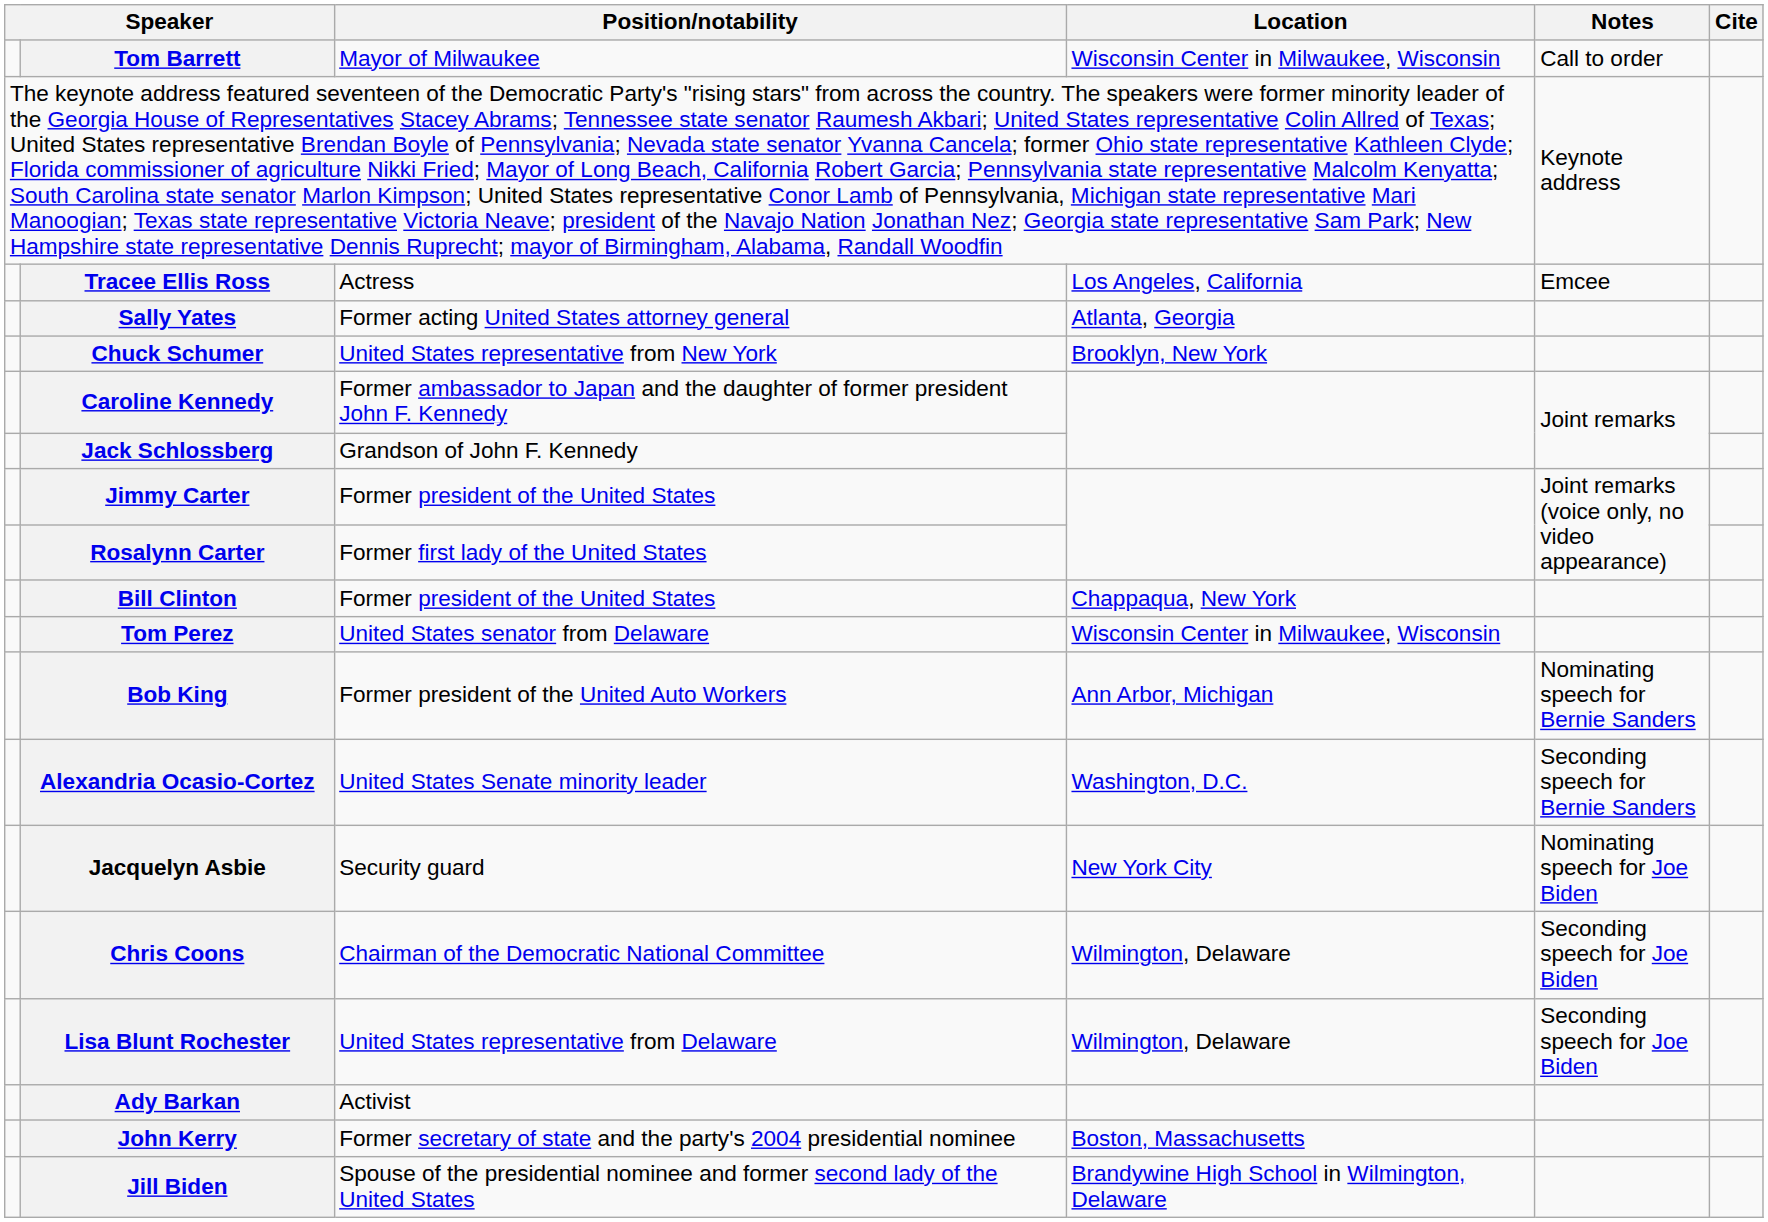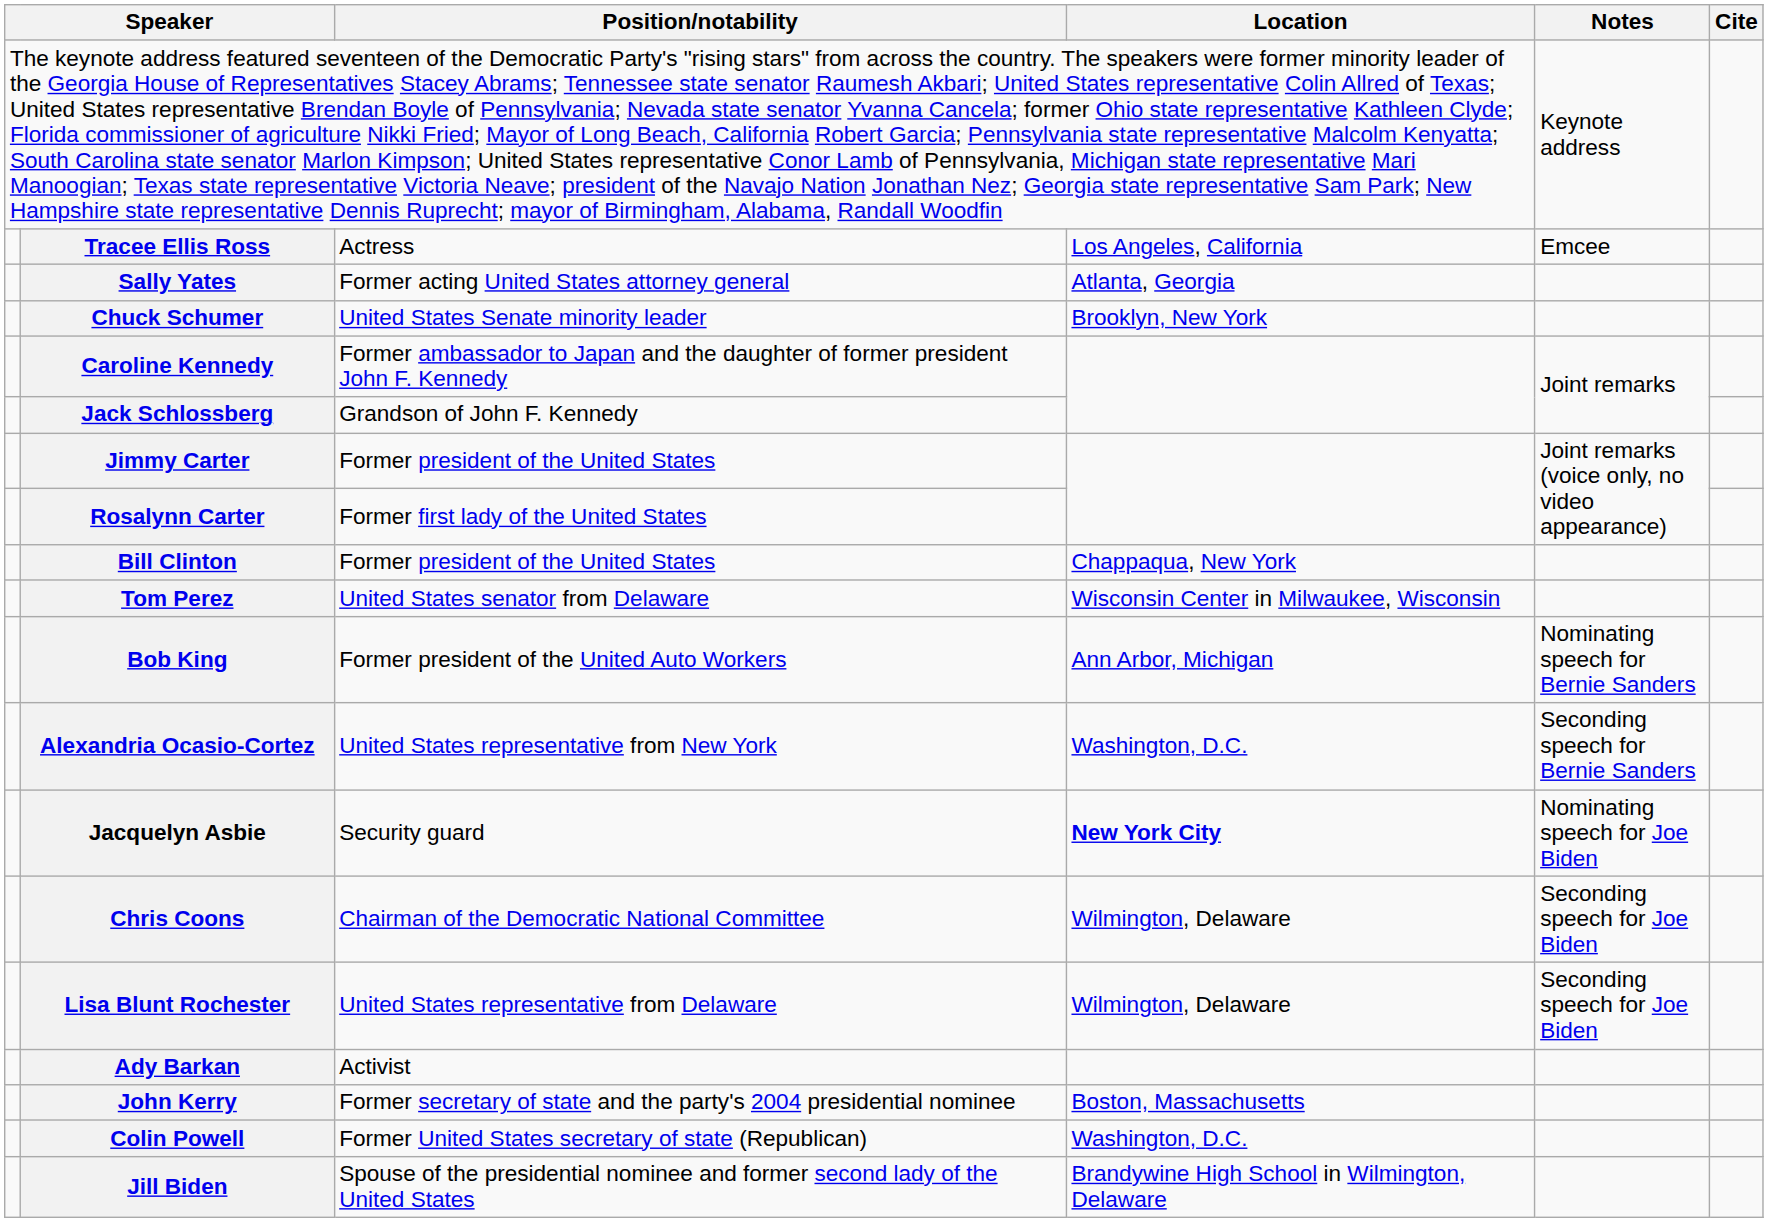- row: (177, 58)
(558, 353) United States representative from New York -> (523, 317) United States Senate minority leader
(523, 781) United States Senate minority leader -> (558, 745) United States representative from New York
(1142, 868) normal -> (1146, 832) bold
+ row: (177, 1138)
